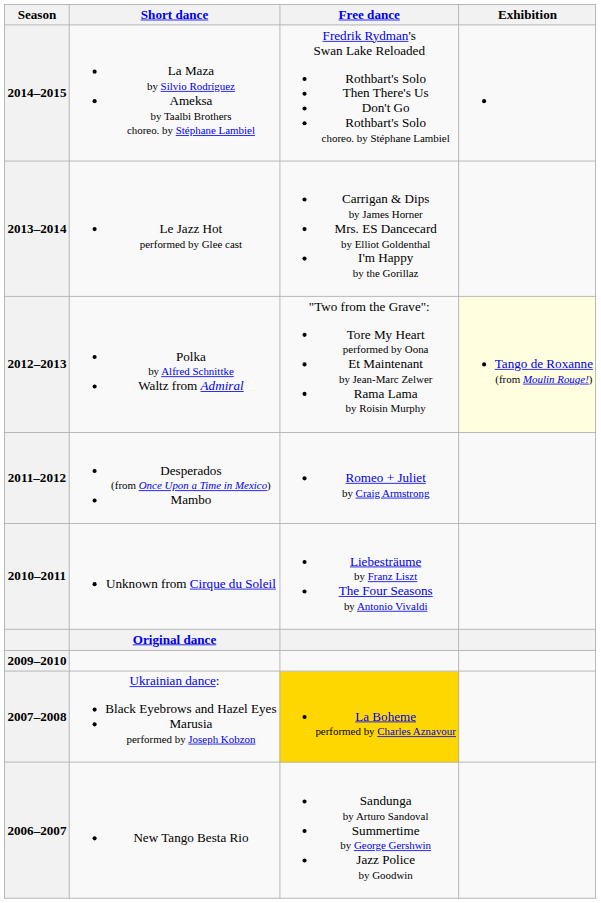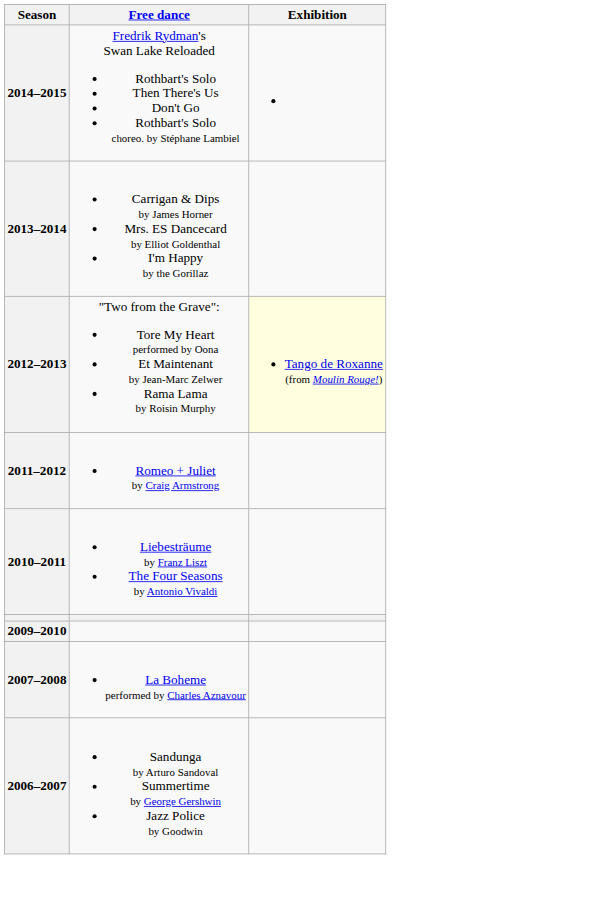- column: (175, 14)
(369, 724) gold background -> (159, 687) no background
